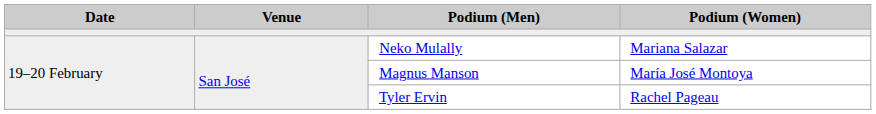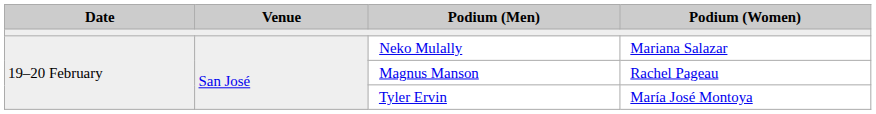(688, 73) María José Montoya -> (671, 73) Rachel Pageau
(671, 97) Rachel Pageau -> (688, 97) María José Montoya
